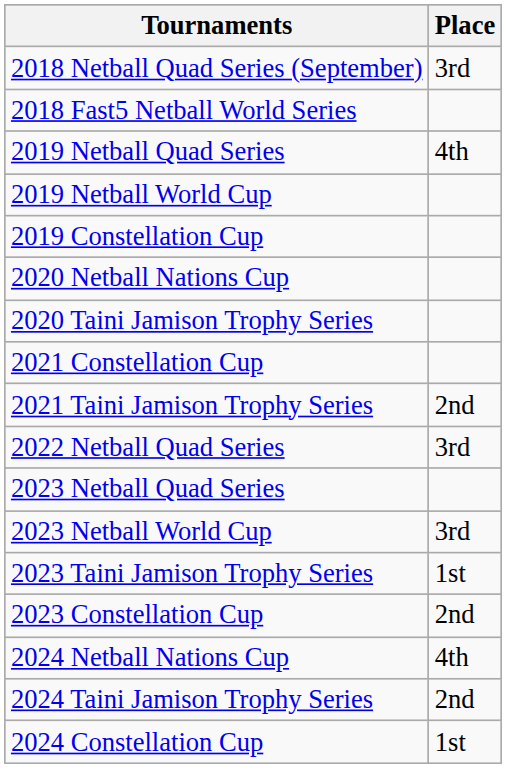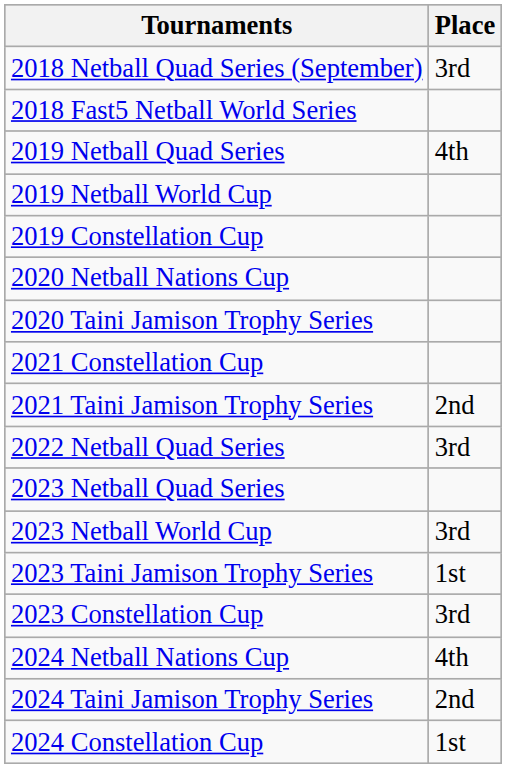(455, 615) 2nd -> (452, 615) 3rd
